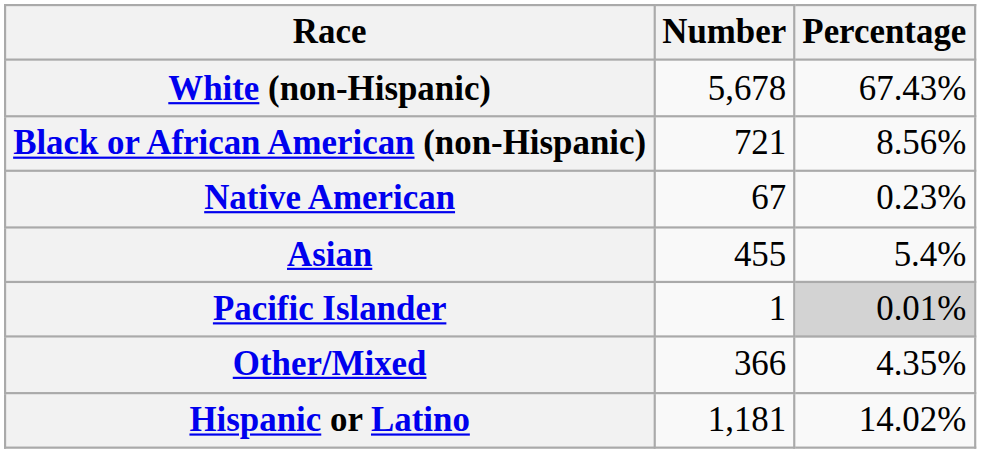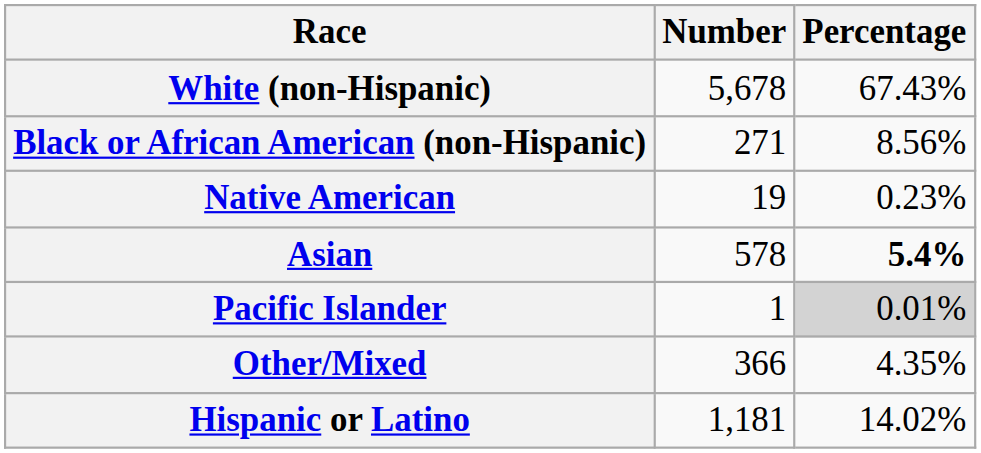(760, 142) 721 -> (760, 142) 271
(769, 198) 67 -> (769, 198) 19
(760, 253) 455 -> (760, 253) 578
(930, 253) normal -> (927, 253) bold
